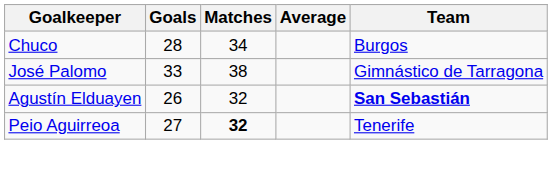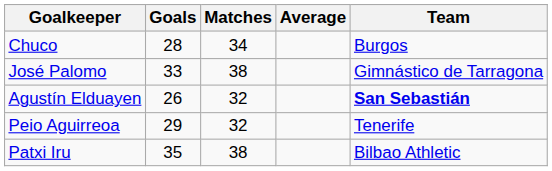(173, 125) 27 -> (173, 125) 29
(238, 125) bold -> (238, 125) normal
+ row: (40, 152)
